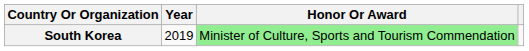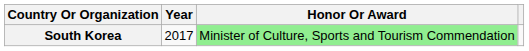(179, 35) 2019 -> (179, 35) 2017
